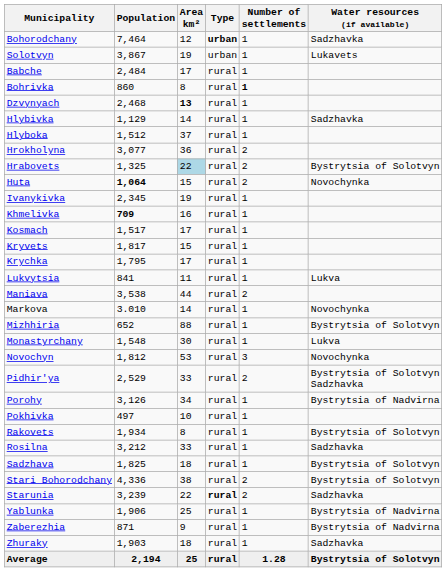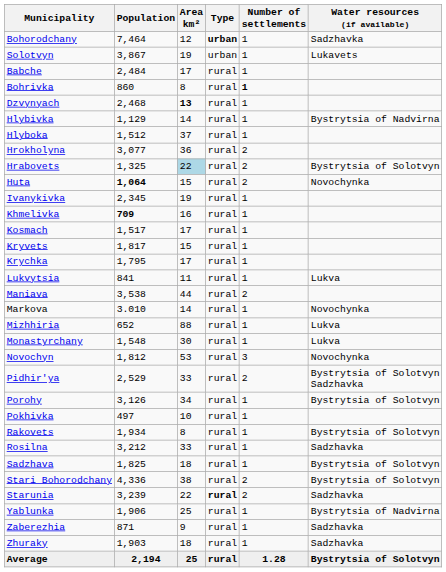(337, 119) Sadzhavka -> (375, 119) Bystrytsia of Nadvirna
(375, 325) Bystrytsia of Solotvyn -> (325, 325) Lukva
(375, 400) Bystrytsia of Nadvirna -> (375, 400) Bystrytsia of Solotvyn
(375, 527) Bystrytsia of Nadvirna -> (337, 527) Sadzhavka
